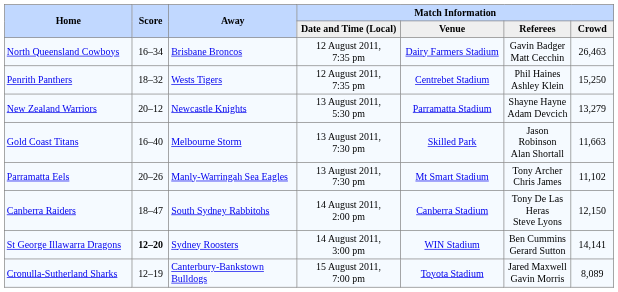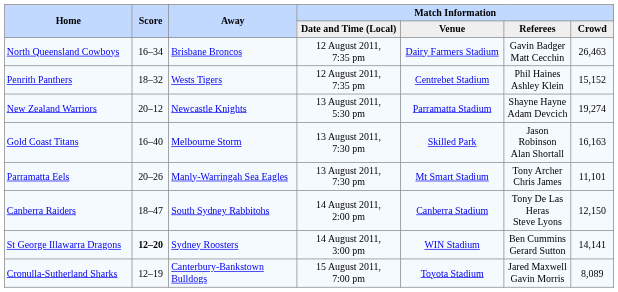(592, 80) 15,250 -> (592, 80) 15,152
(592, 108) 13,279 -> (592, 108) 19,274
(592, 142) 11,663 -> (592, 142) 16,163
(592, 176) 11,102 -> (592, 176) 11,101
